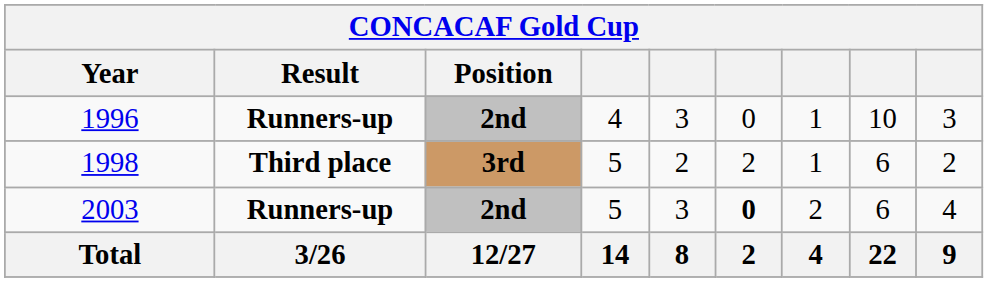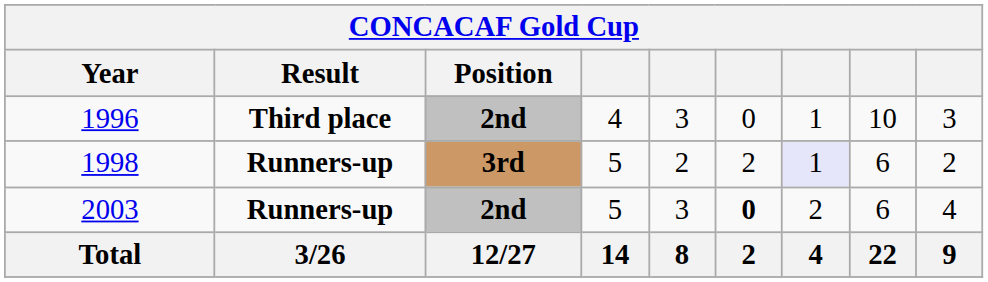(320, 118) Runners-up -> (320, 118) Third place
(320, 163) Third place -> (320, 163) Runners-up
(816, 163) no background -> (816, 163) lavender background
